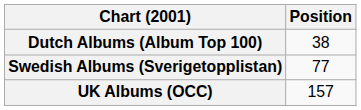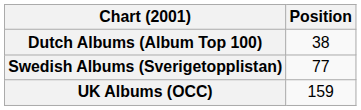(321, 92) 157 -> (321, 92) 159
